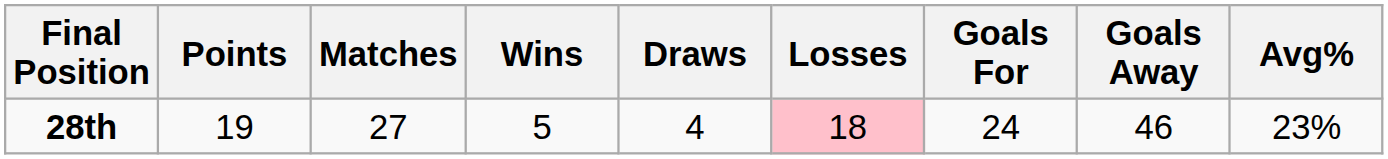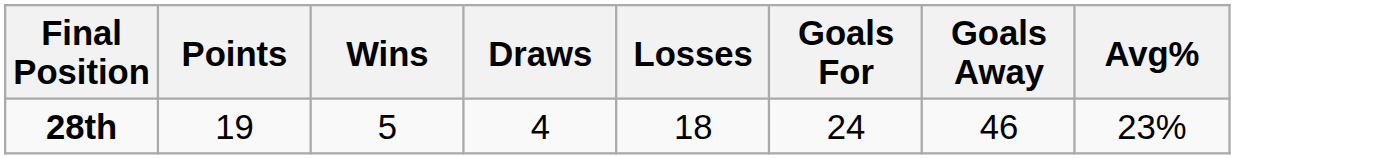- column: (388, 52)
(848, 126) pink background -> (693, 126) no background
